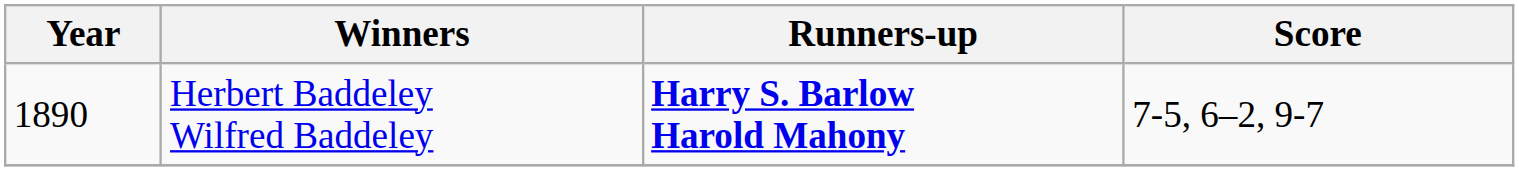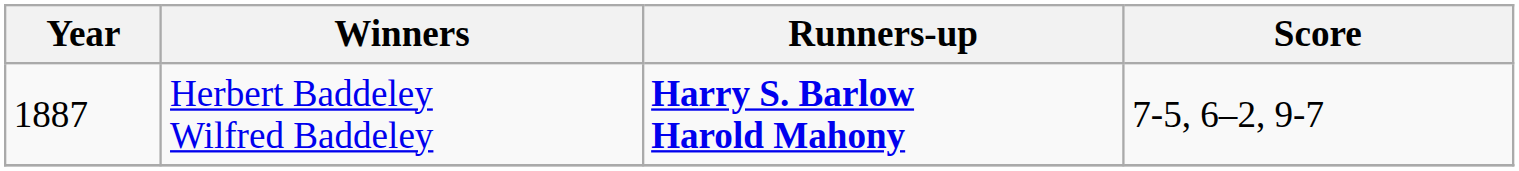(51, 113) 1890 -> (51, 113) 1887
